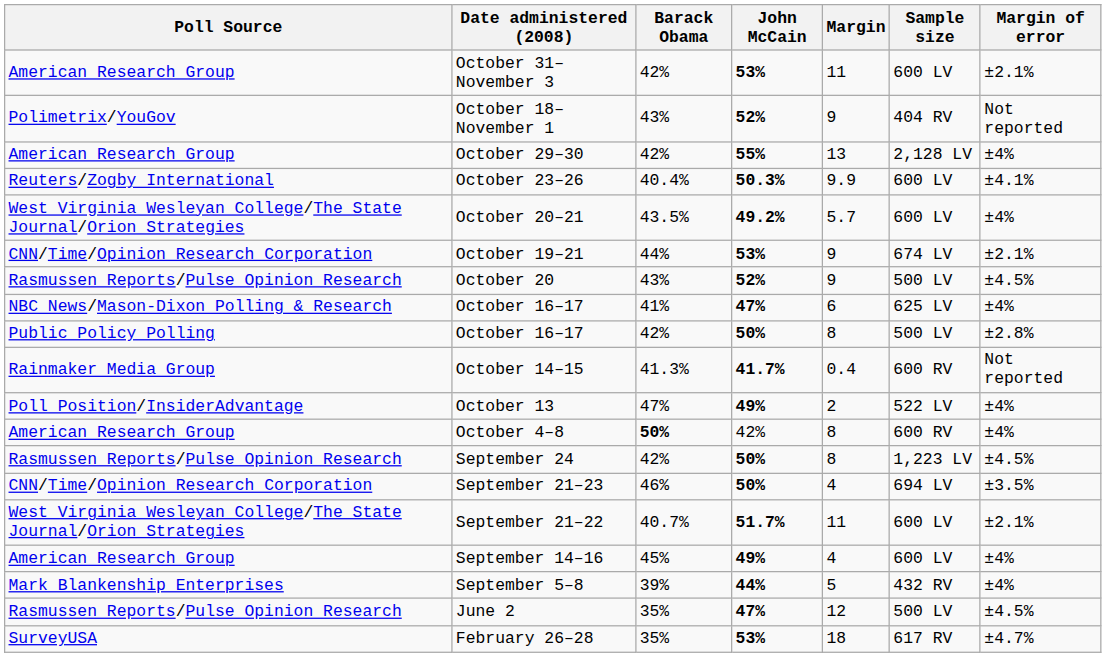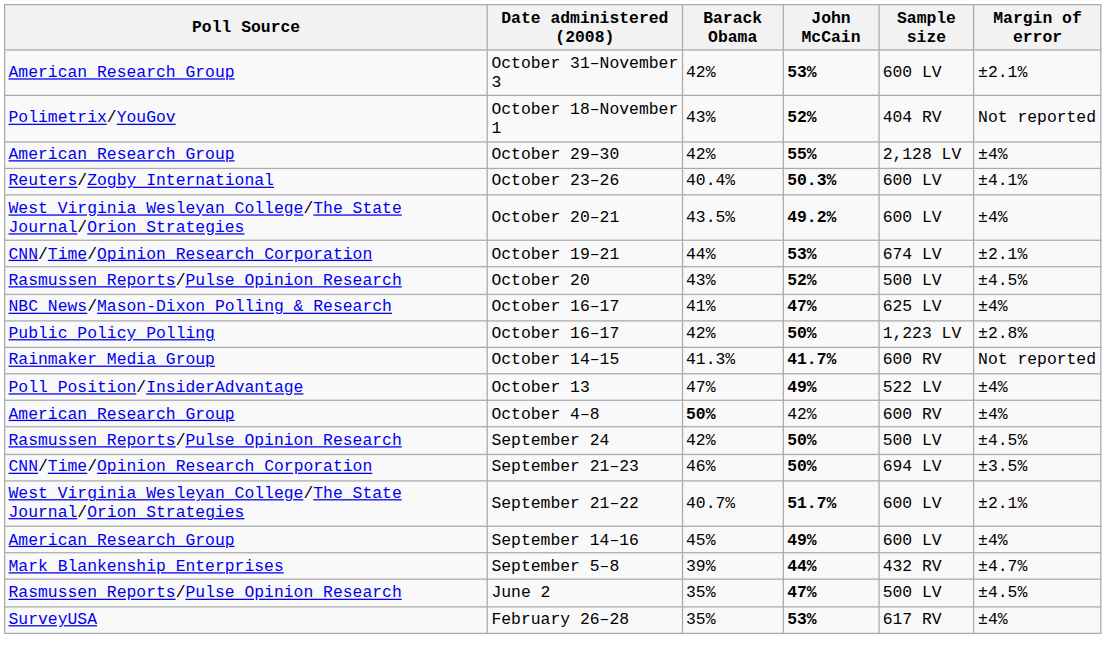- column: (856, 27)
(923, 334) 500 LV -> (922, 334) 1,223 LV
(933, 460) 1,223 LV -> (912, 441) 500 LV
(999, 585) ±4% -> (1003, 566) ±4.7%
(1009, 639) ±4.7% -> (993, 620) ±4%
